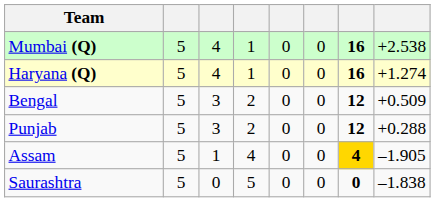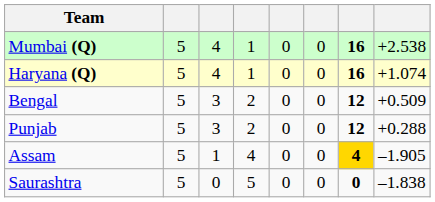(402, 73) +1.274 -> (402, 73) +1.074
